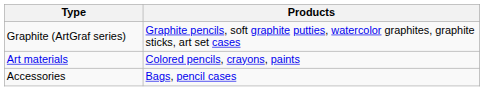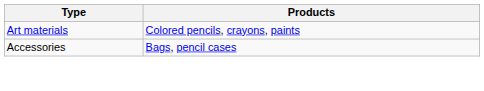- row: (66, 36)
